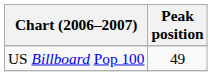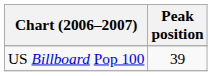(178, 58) 49 -> (178, 58) 39
